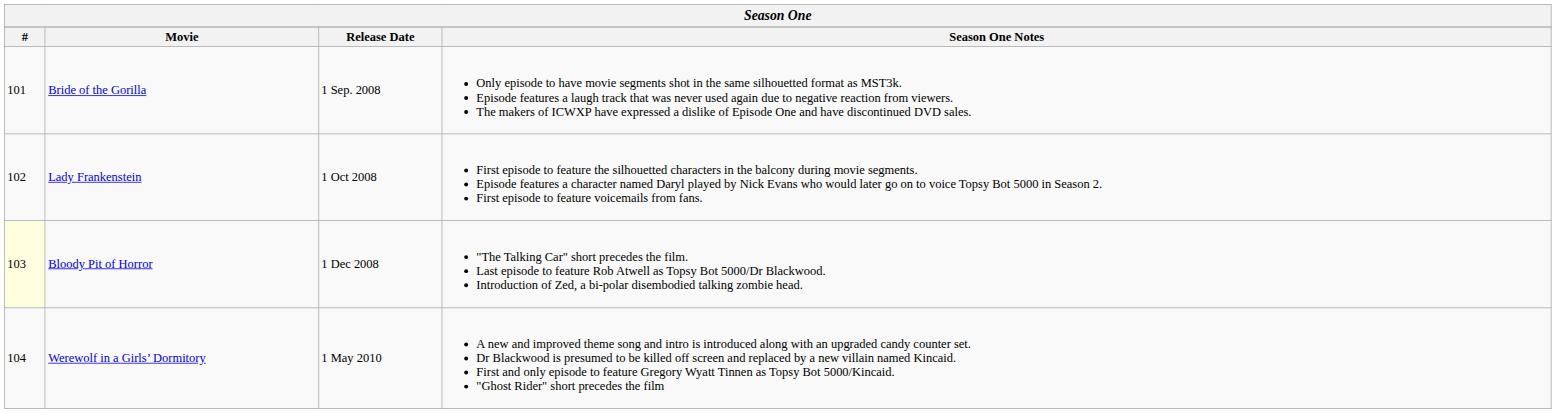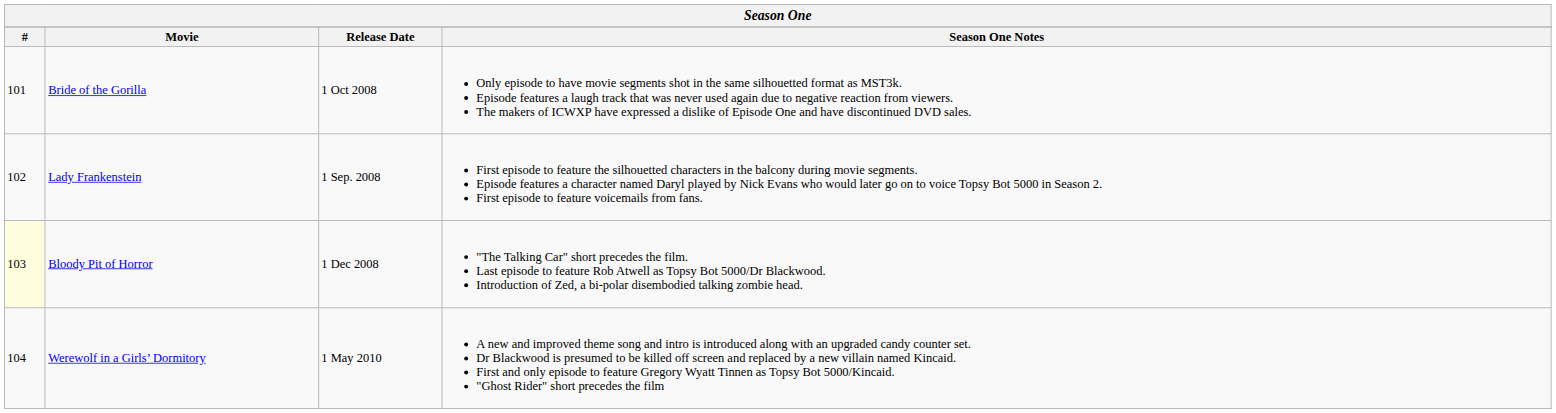(351, 90) 1 Sep. 2008 -> (349, 90) 1 Oct 2008
(349, 177) 1 Oct 2008 -> (351, 177) 1 Sep. 2008
